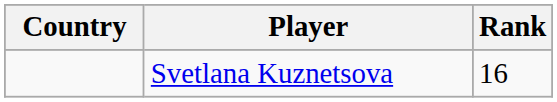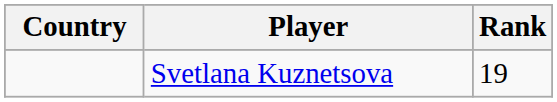(493, 73) 16 -> (493, 73) 19
